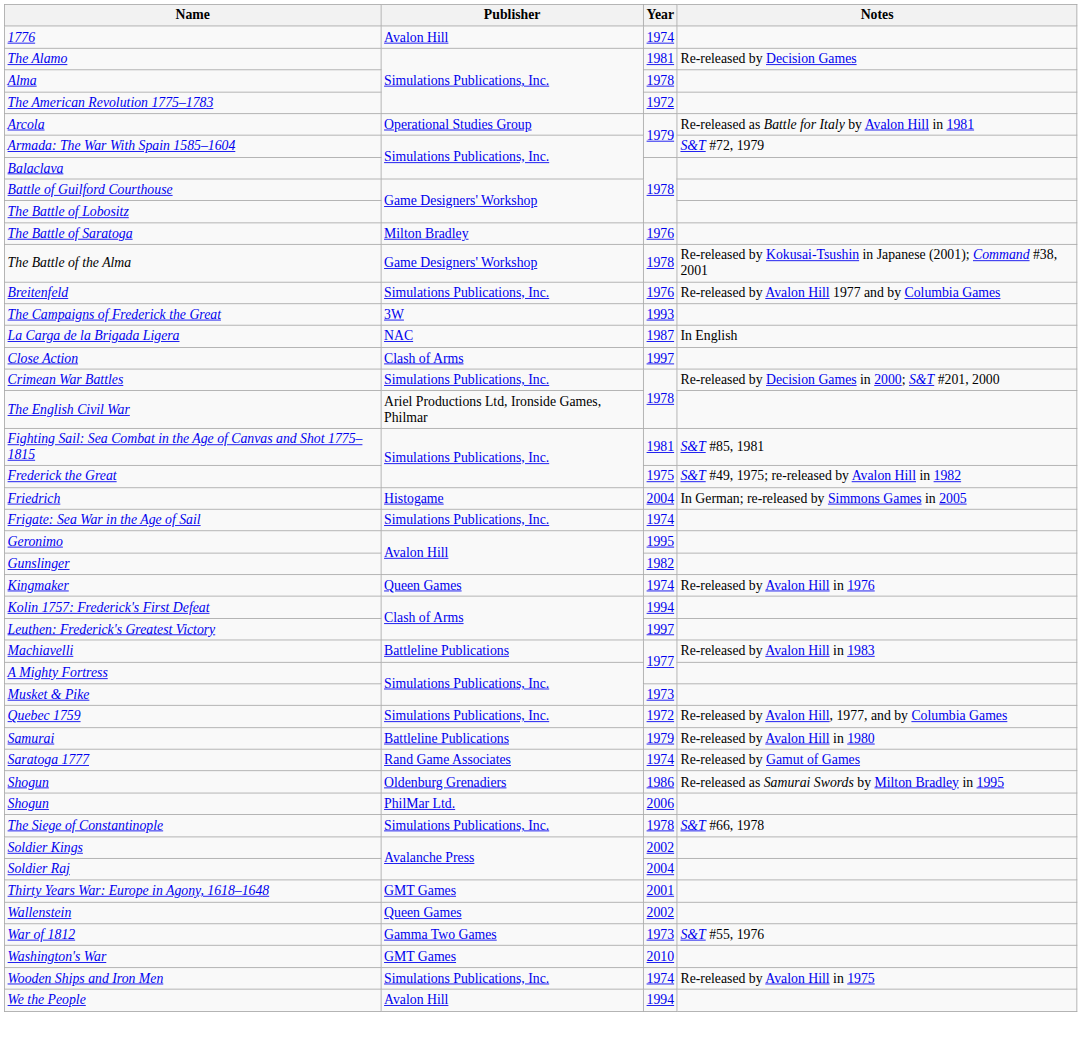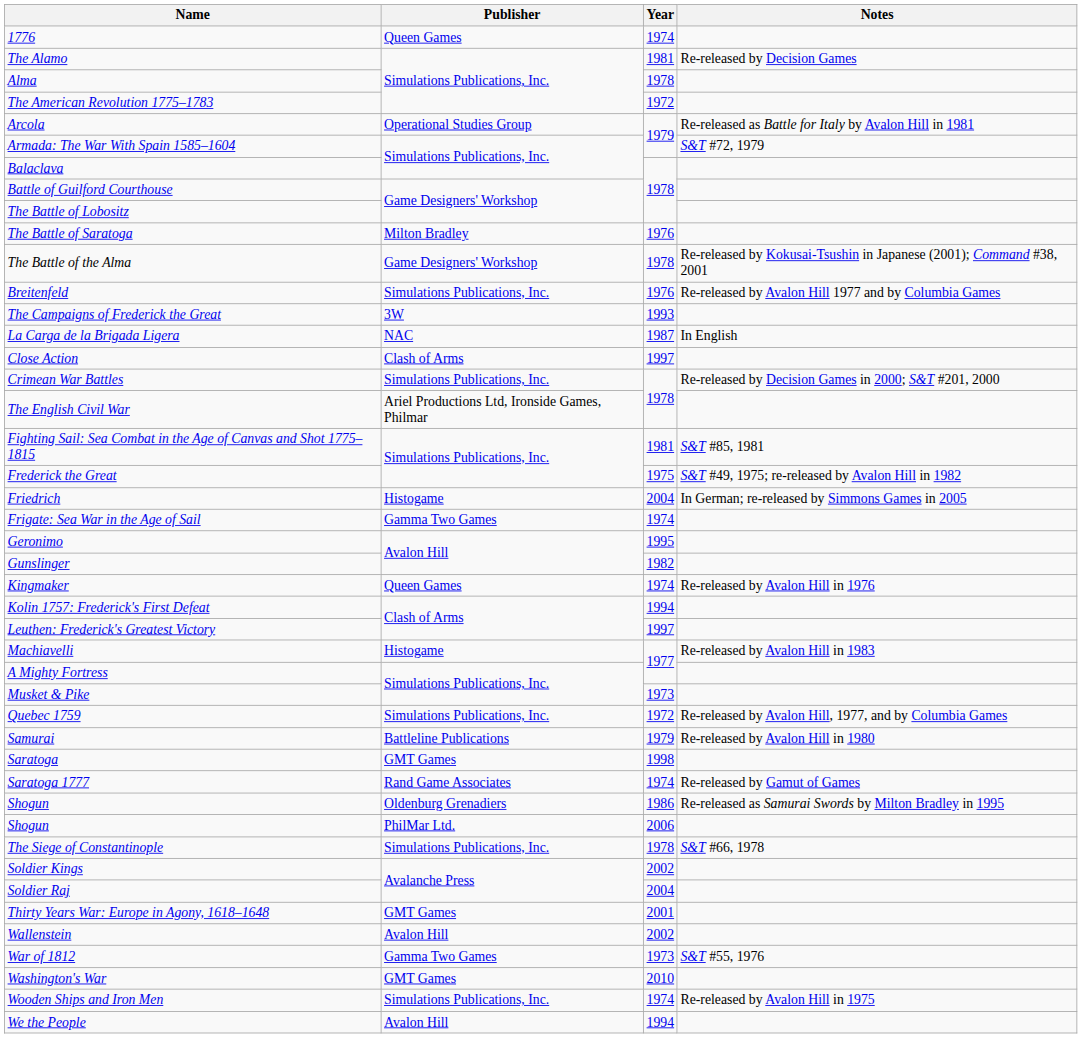(416, 37) Avalon Hill -> (423, 37) Queen Games
(467, 520) Simulations Publications, Inc. -> (440, 520) Gamma Two Games
(447, 651) Battleline Publications -> (414, 651) Histogame
+ row: (33, 760)
(423, 912) Queen Games -> (416, 934) Avalon Hill
